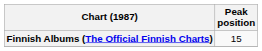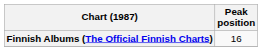(236, 38) 15 -> (236, 38) 16
